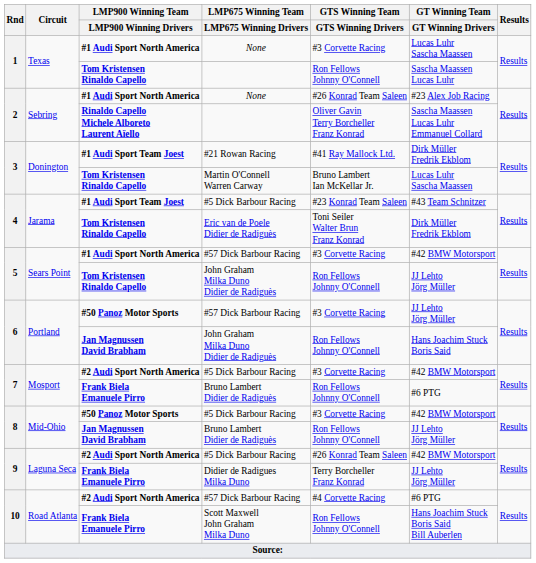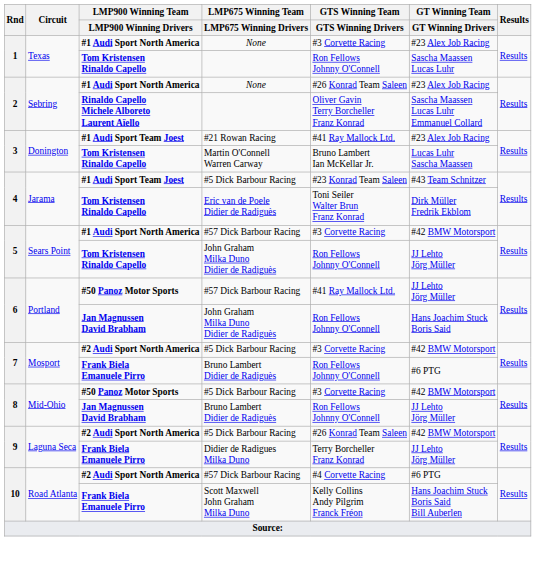(442, 49) Lucas Luhr Sascha Maassen -> (450, 43) #23 Alex Job Racing
(441, 154) Dirk Müller Fredrik Ekblom -> (450, 138) #23 Alex Job Racing
(349, 313) #3 Corvette Racing -> (354, 291) #41 Ray Mallock Ltd.
(346, 524) Ron Fellows Johnny O'Connell -> (338, 502) Kelly Collins Andy Pilgrim Franck Fréon
